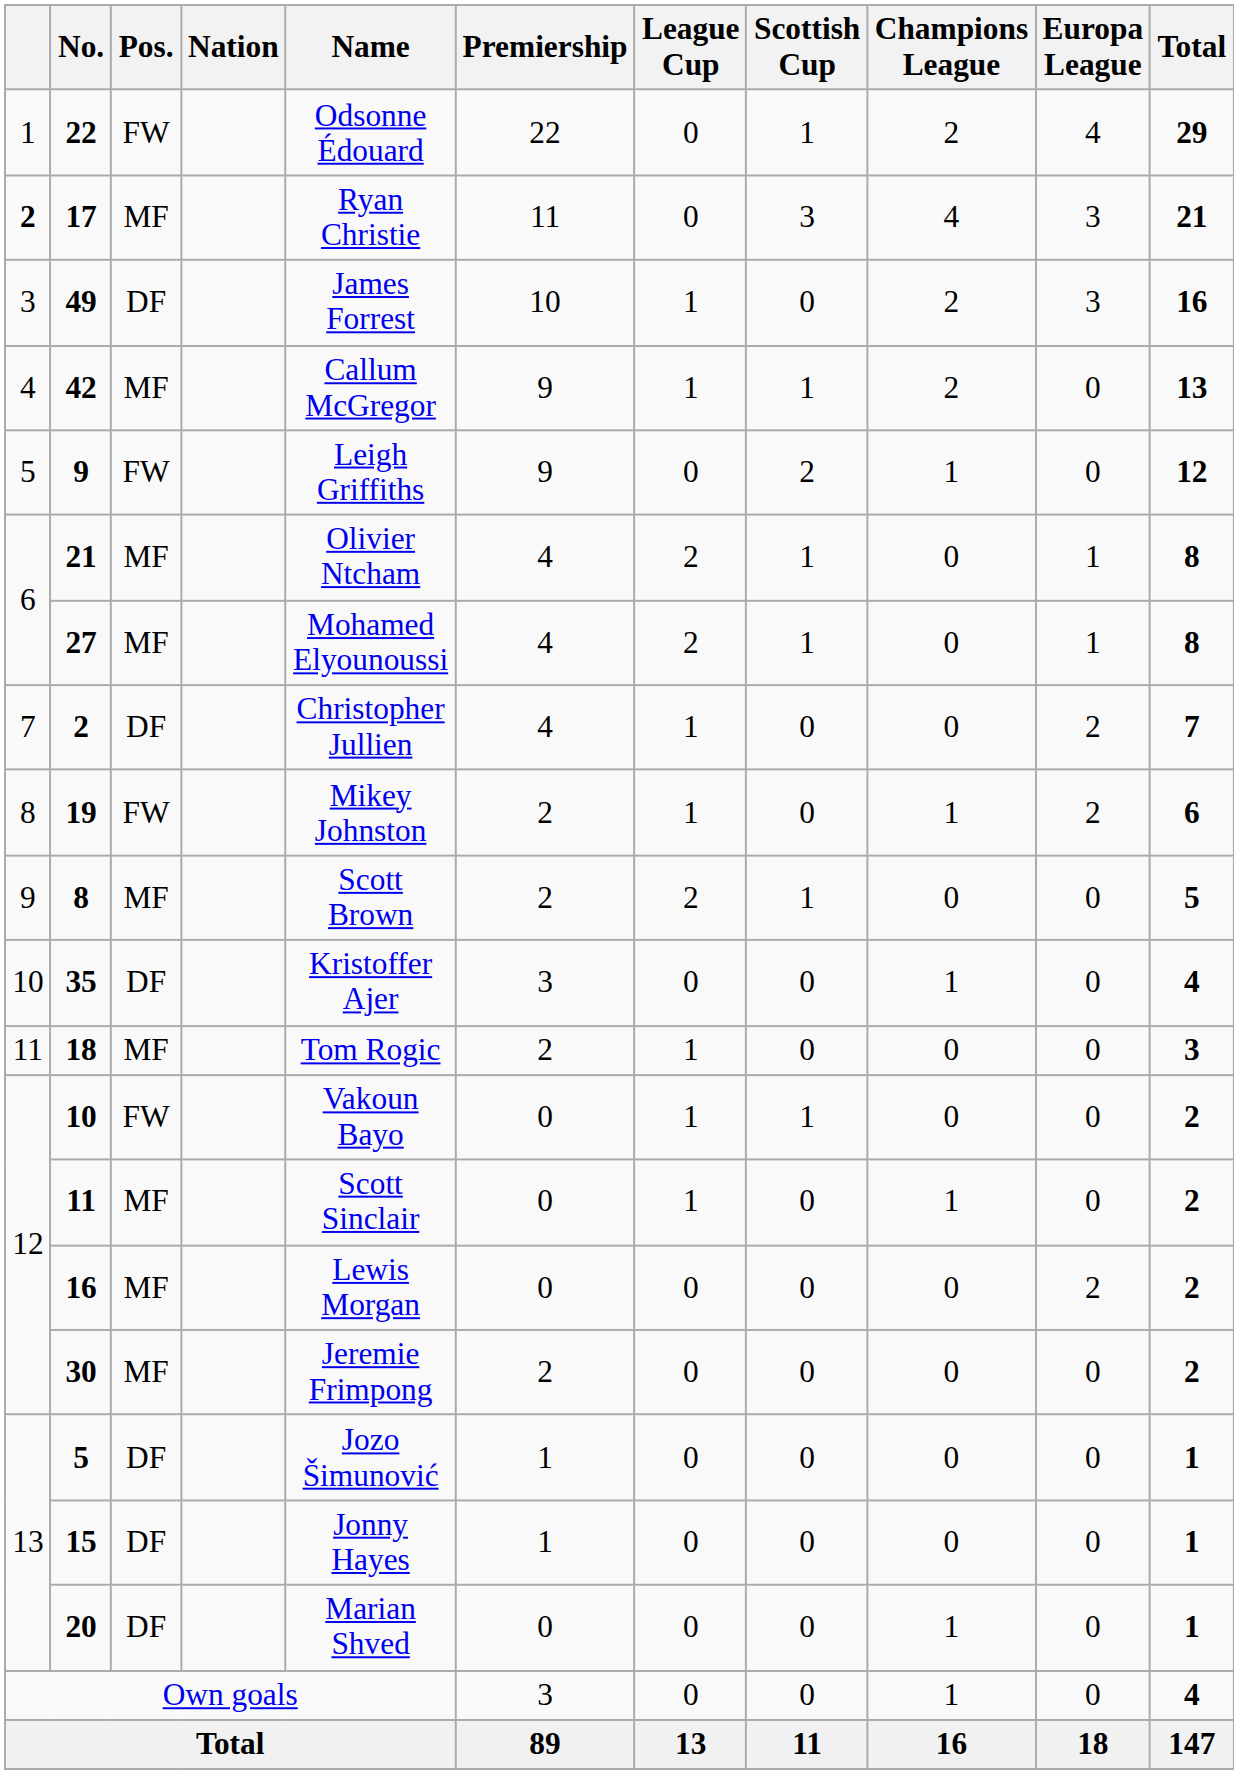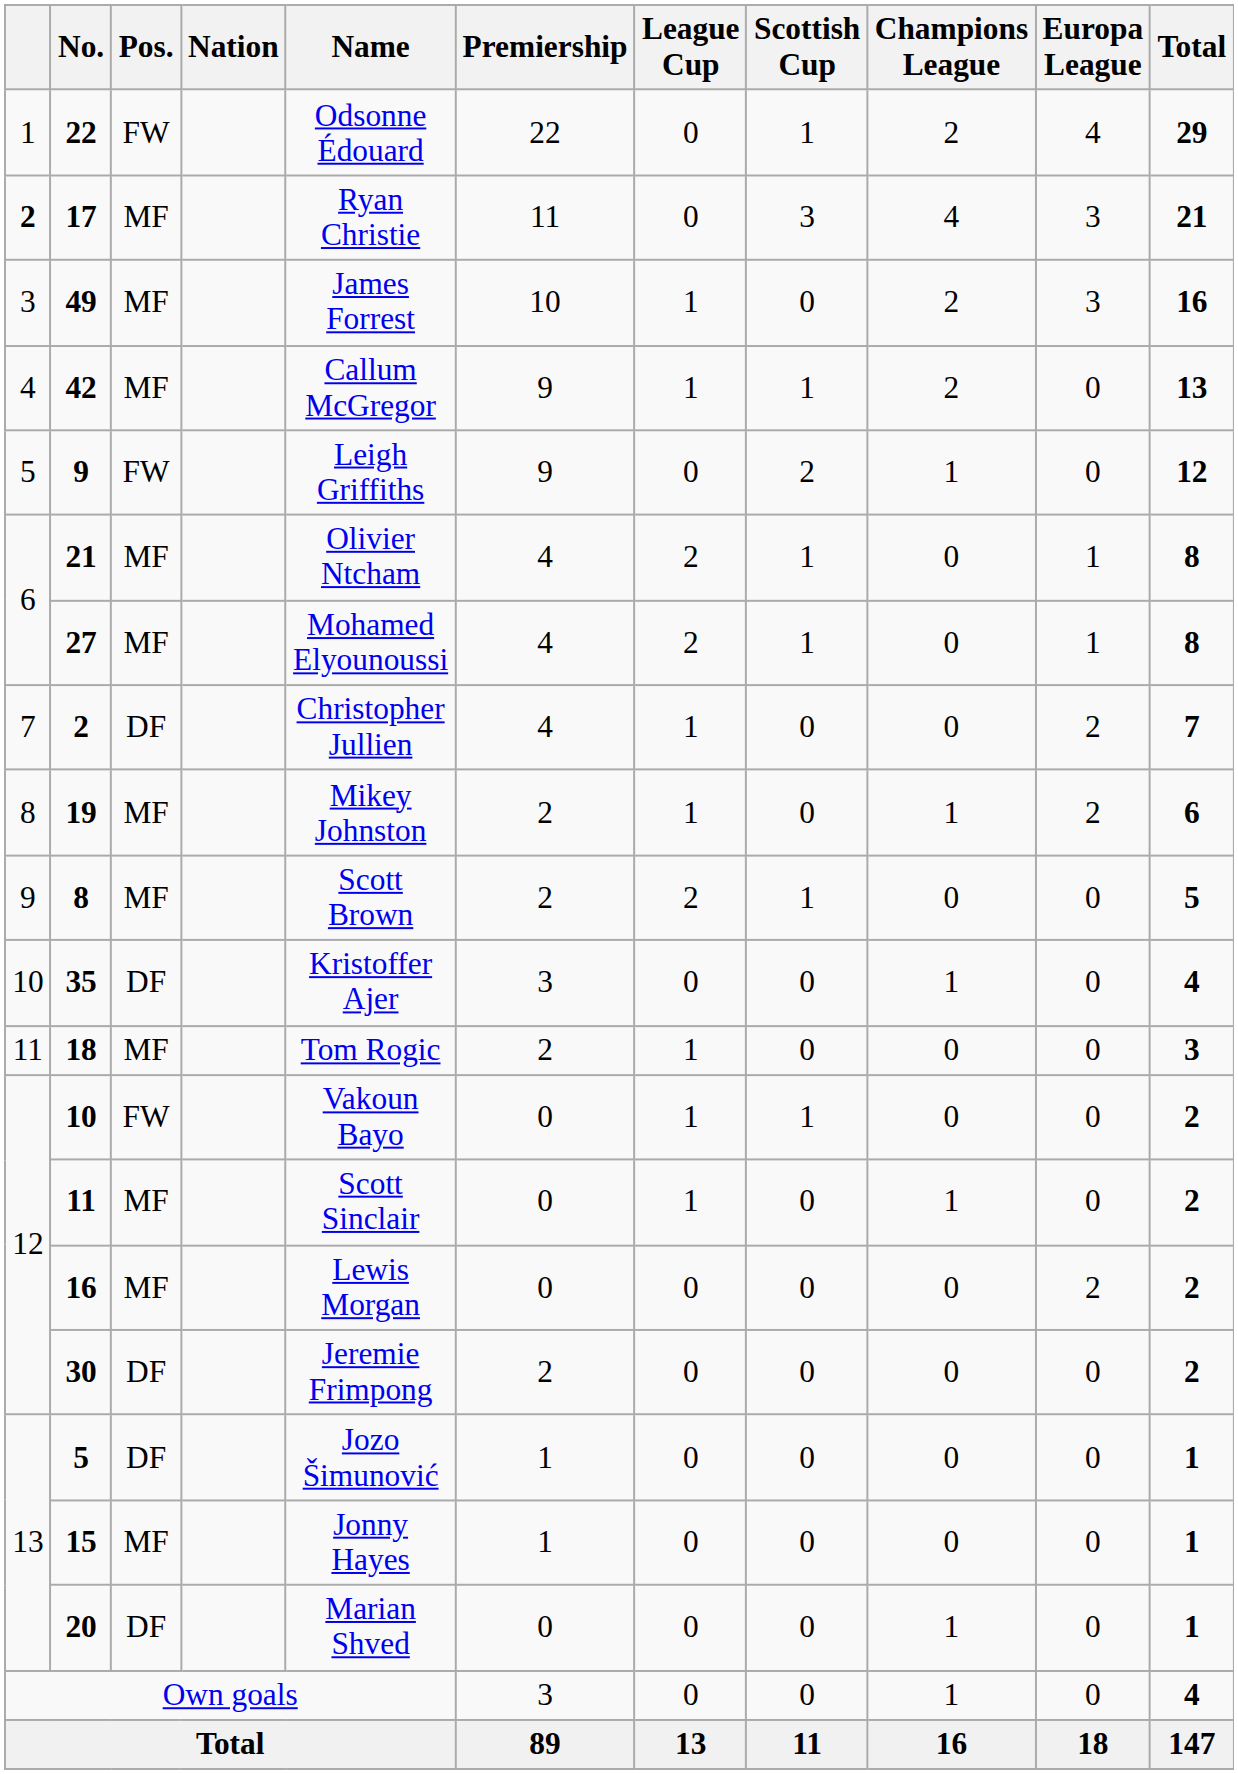(146, 302) DF -> (146, 302) MF
(146, 812) FW -> (146, 812) MF
(146, 1371) MF -> (146, 1371) DF
(146, 1541) DF -> (146, 1541) MF
